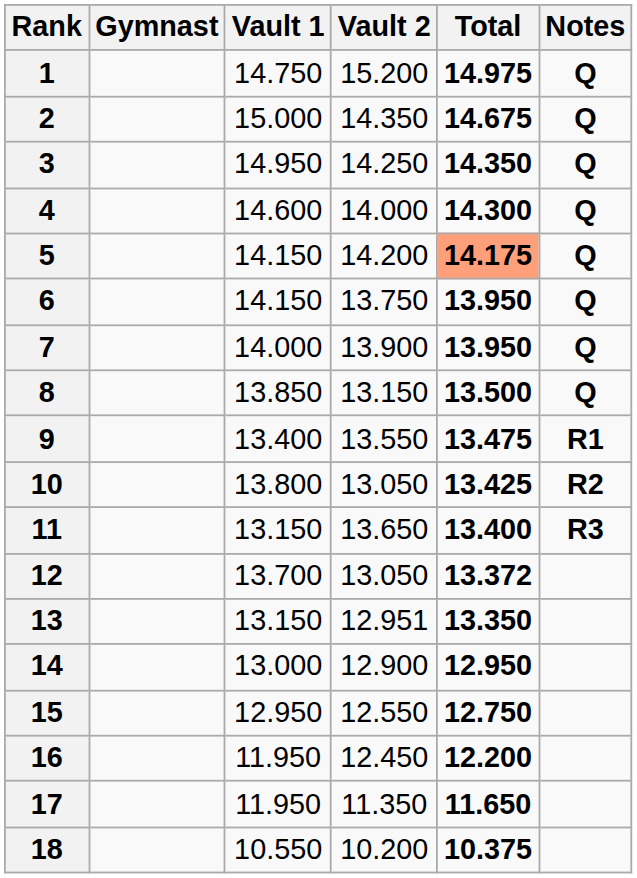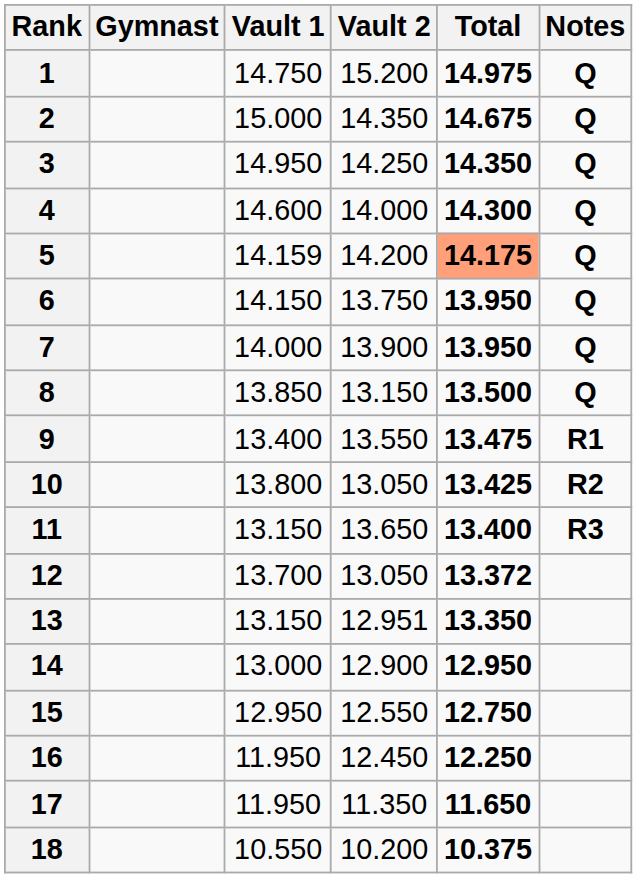(278, 255) 14.150 -> (278, 255) 14.159
(488, 758) 12.200 -> (488, 758) 12.250
